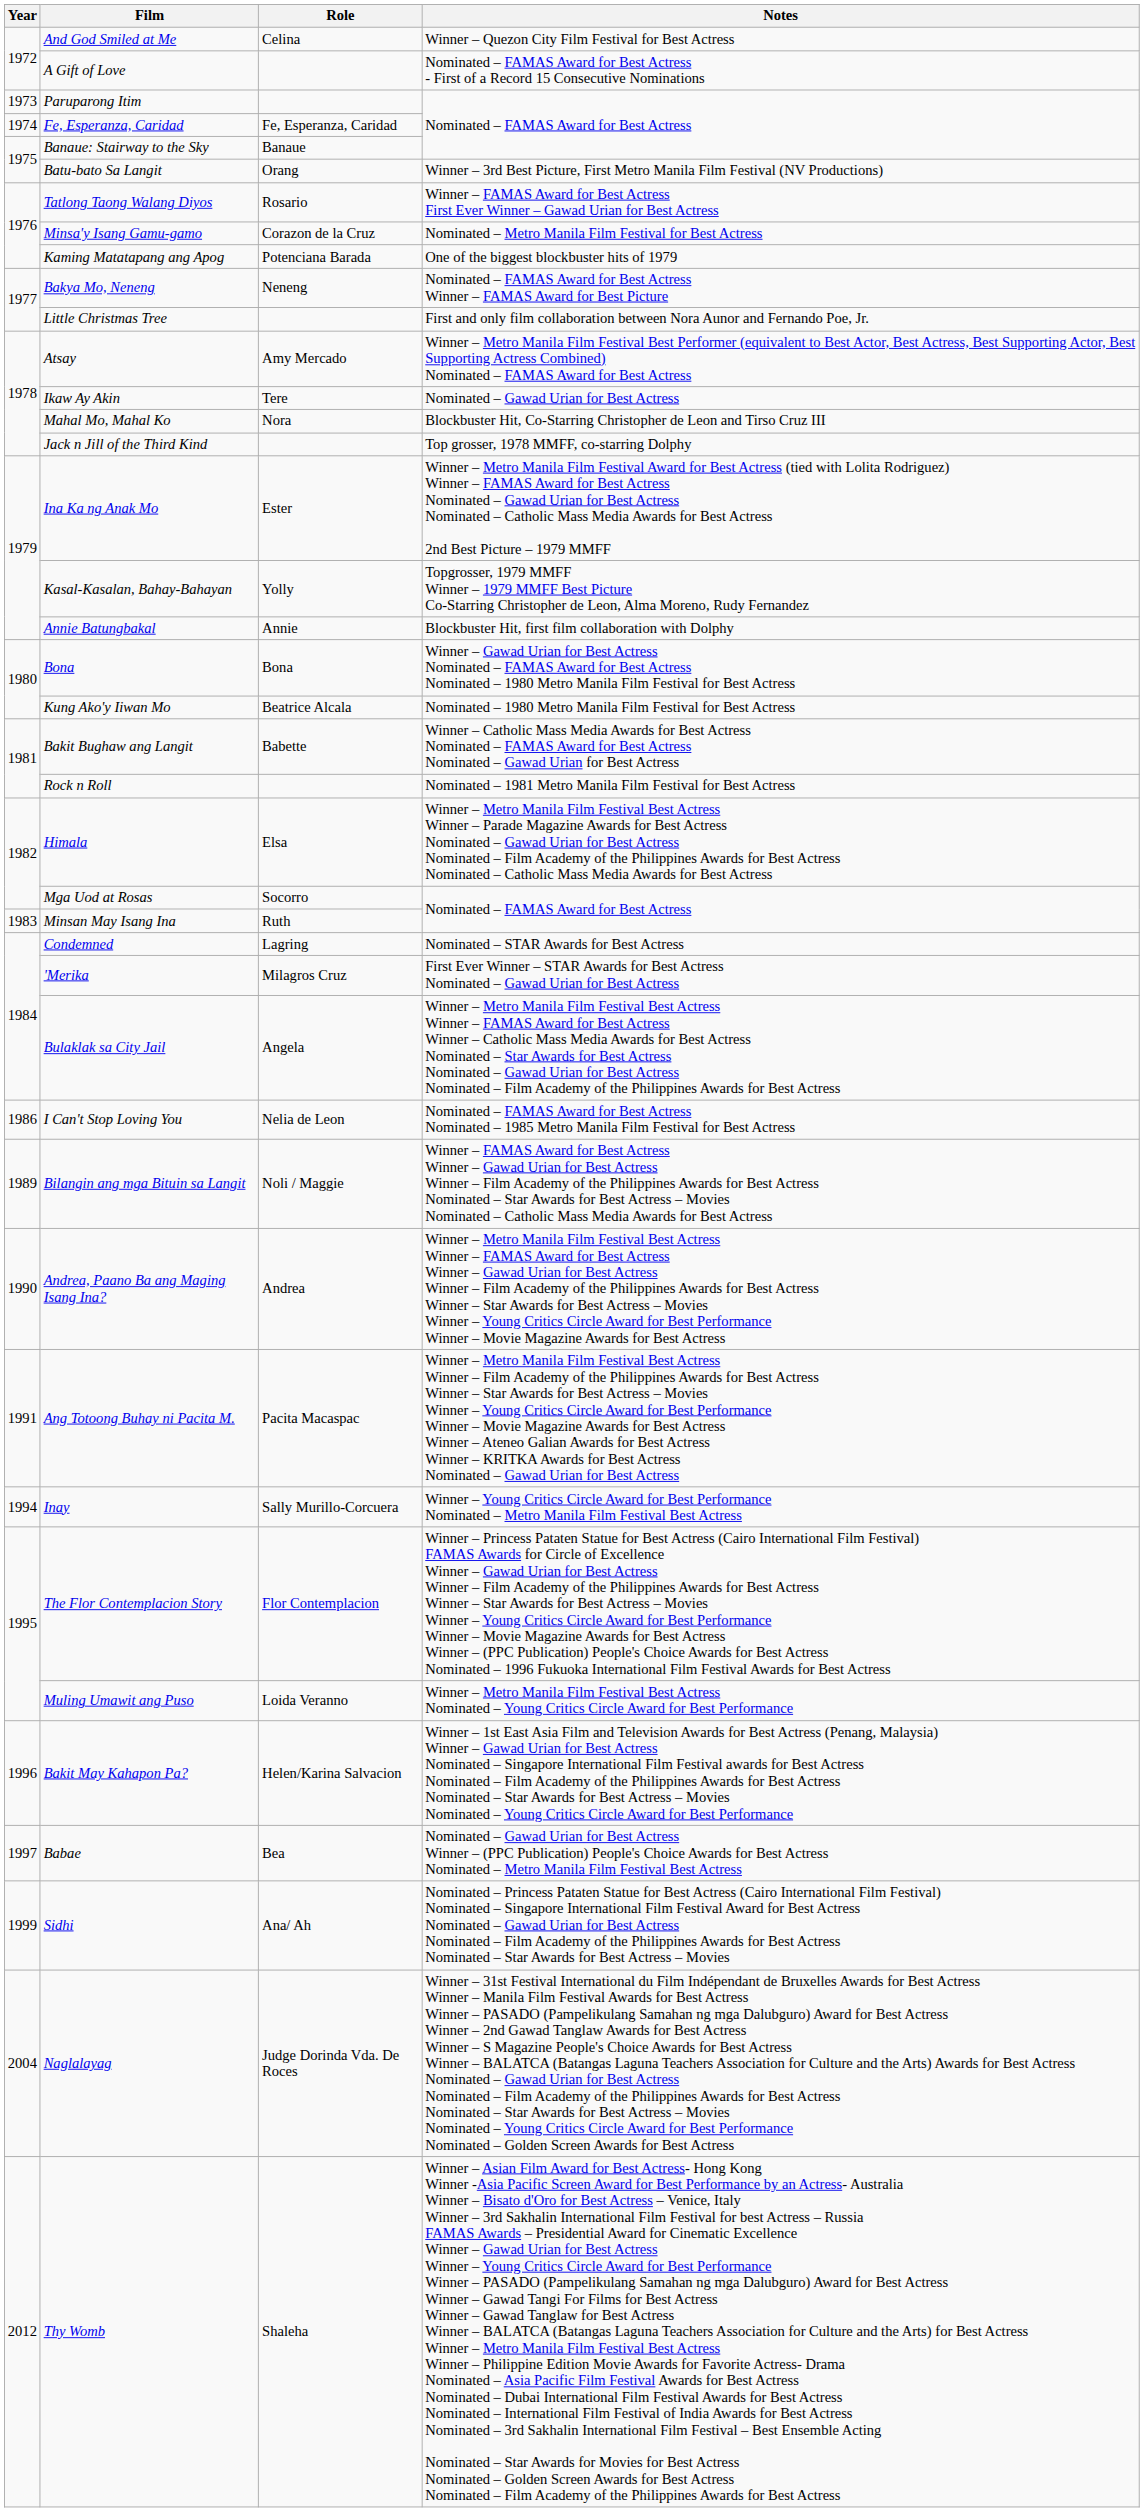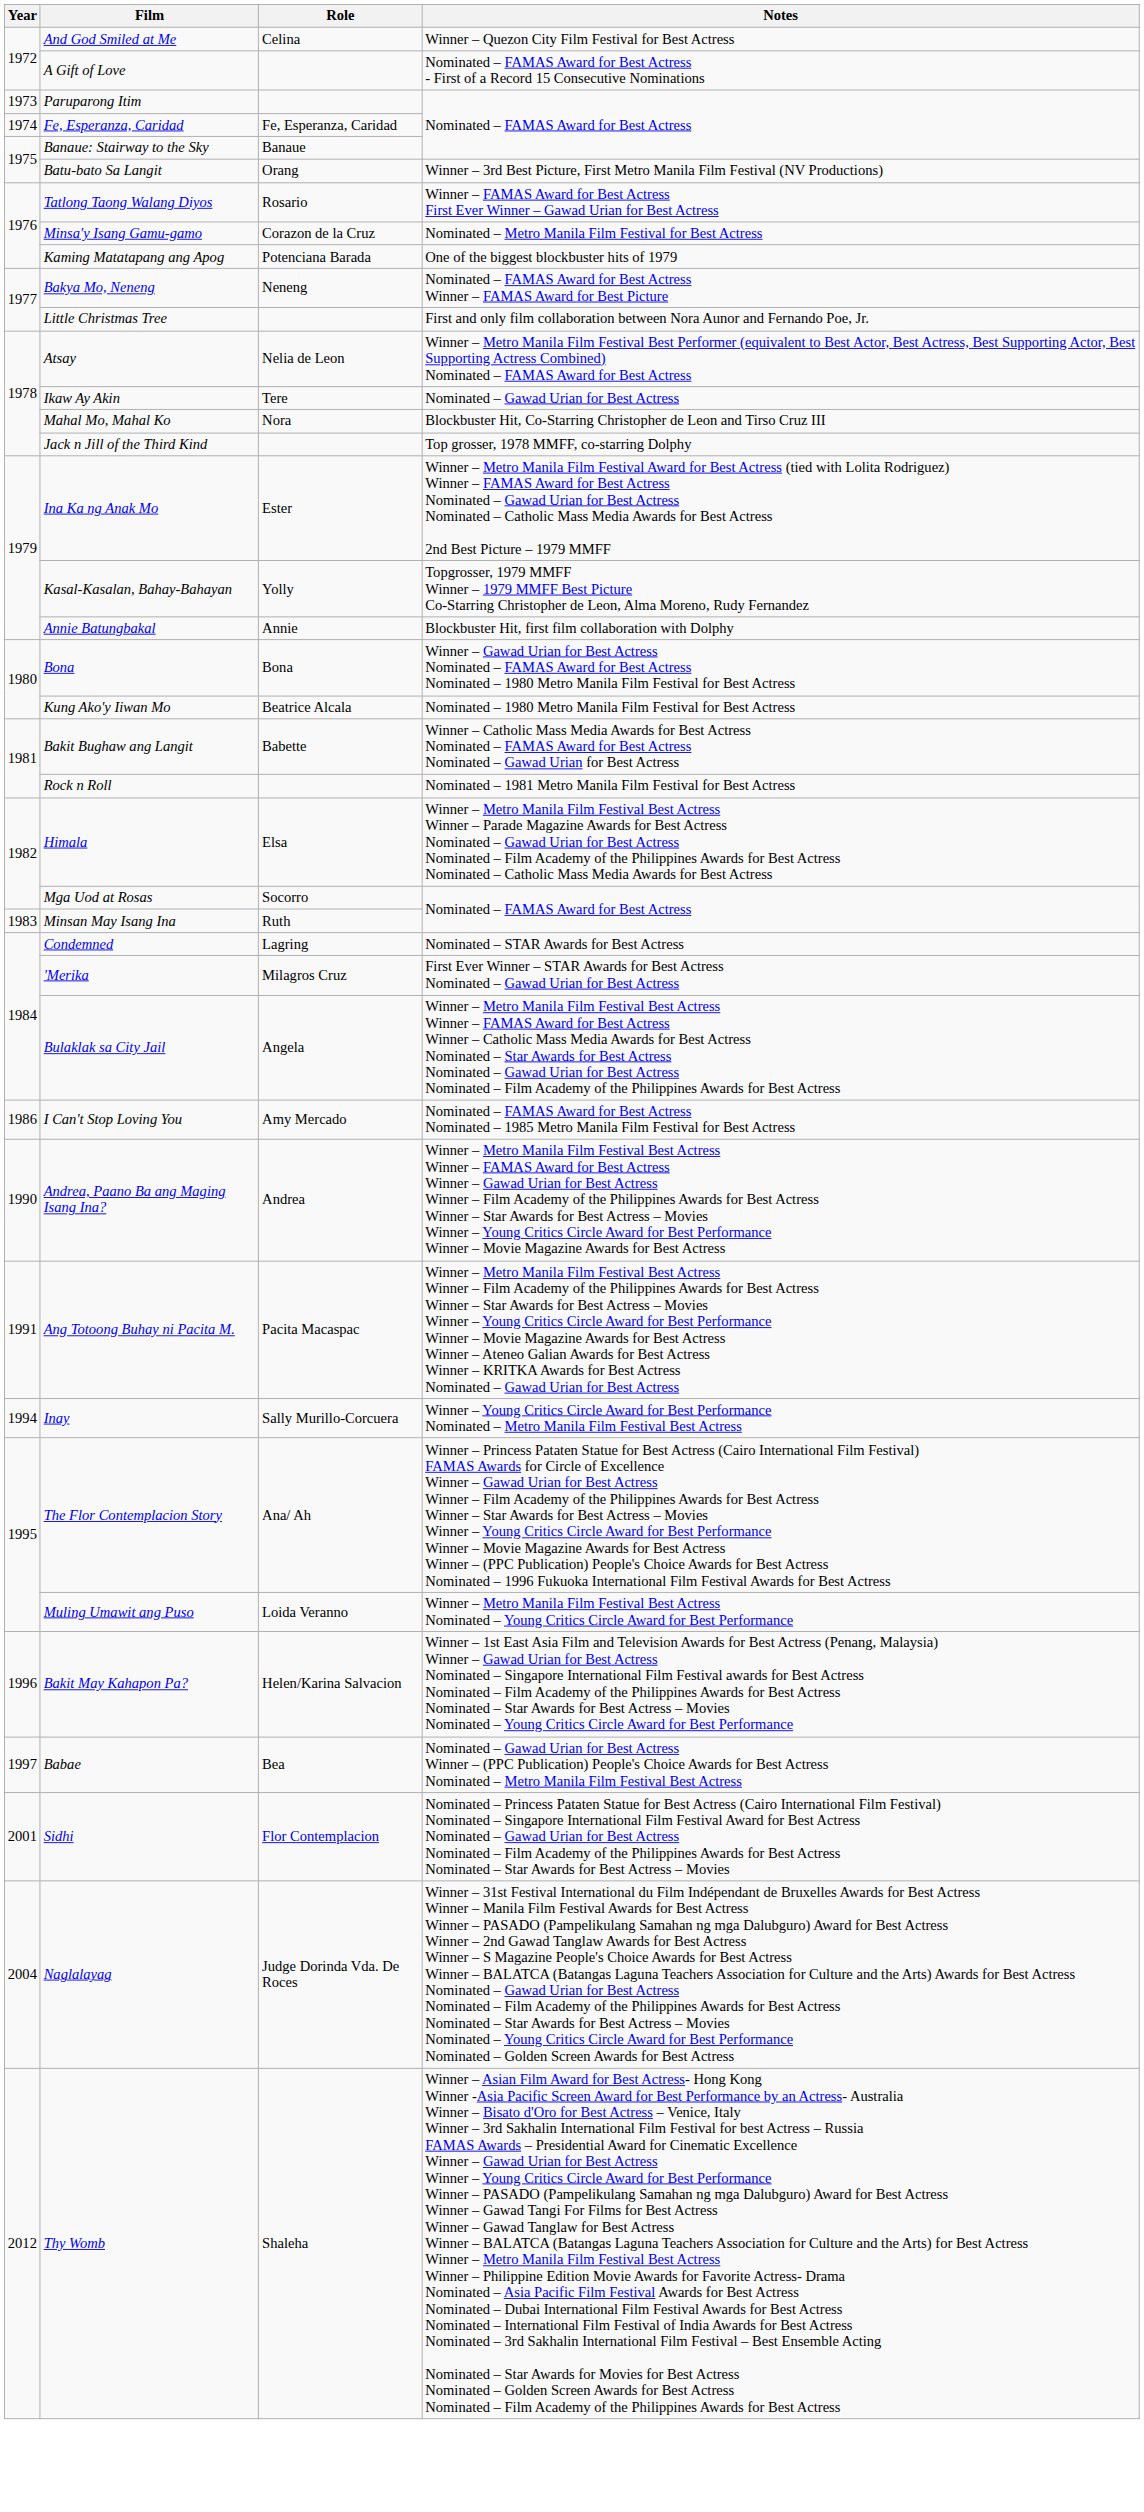(304, 358) Amy Mercado -> (303, 358) Nelia de Leon
(303, 1119) Nelia de Leon -> (304, 1119) Amy Mercado
- row: (145, 1183)
(321, 1603) Flor Contemplacion -> (287, 1515) Ana/ Ah
(22, 1925) 1999 -> (22, 1836) 2001
(287, 1925) Ana/ Ah -> (321, 1836) Flor Contemplacion
